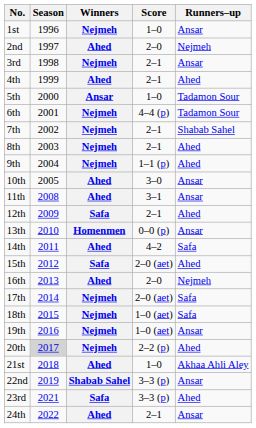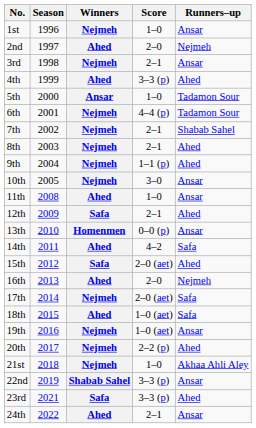(154, 79) 2–1 -> (154, 79) 3–3 (p)
(99, 180) Ahed -> (99, 180) Nejmeh
(154, 197) 3–1 -> (154, 197) 1–0
(99, 314) Nejmeh -> (99, 314) Ahed
(48, 347) lightgrey background -> (48, 347) no background
(99, 364) Ahed -> (99, 364) Nejmeh
